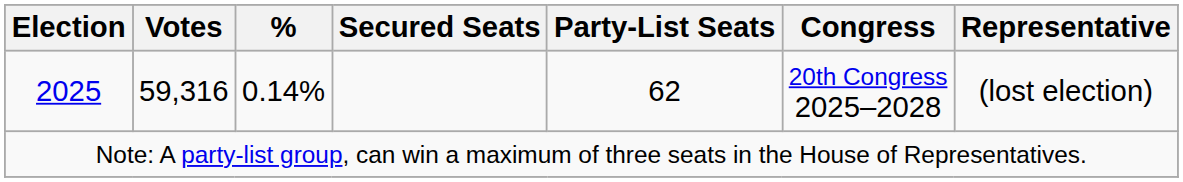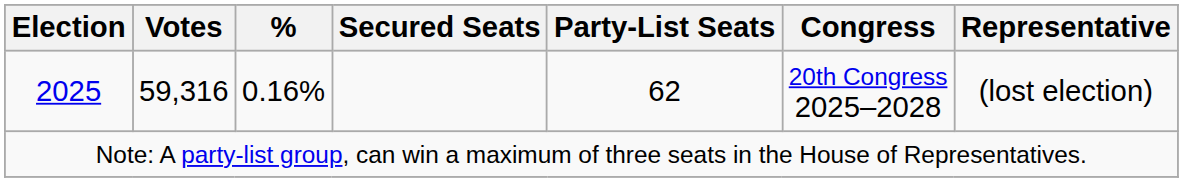(284, 90) 0.14% -> (284, 90) 0.16%
